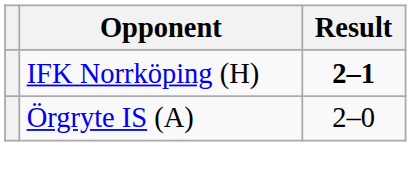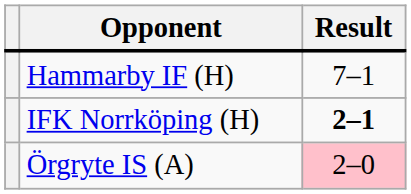+ row: (130, 74)
(354, 117) no background -> (354, 164) pink background
